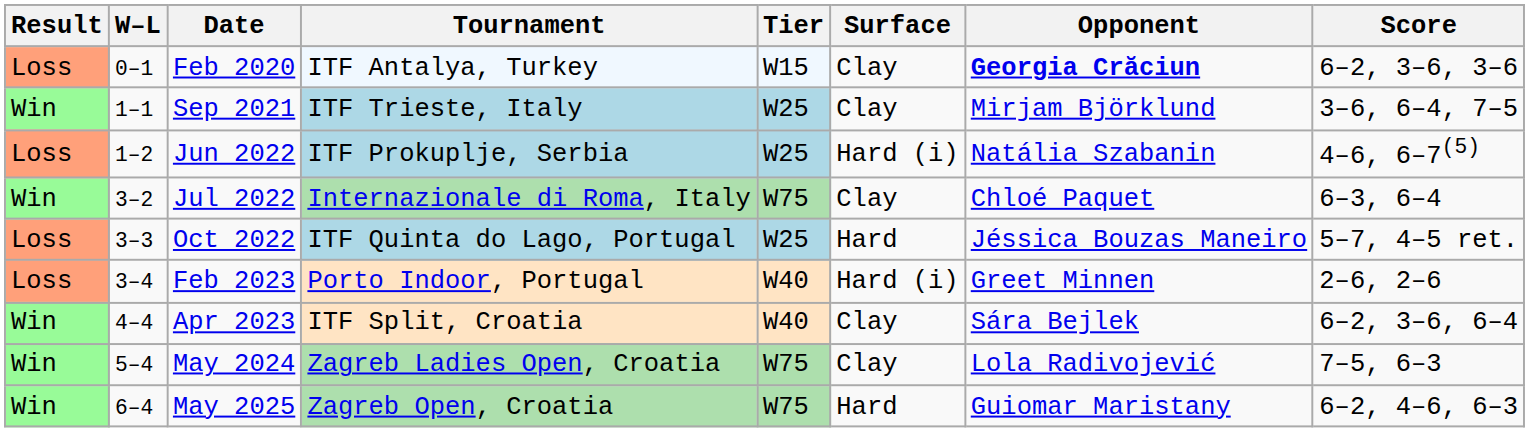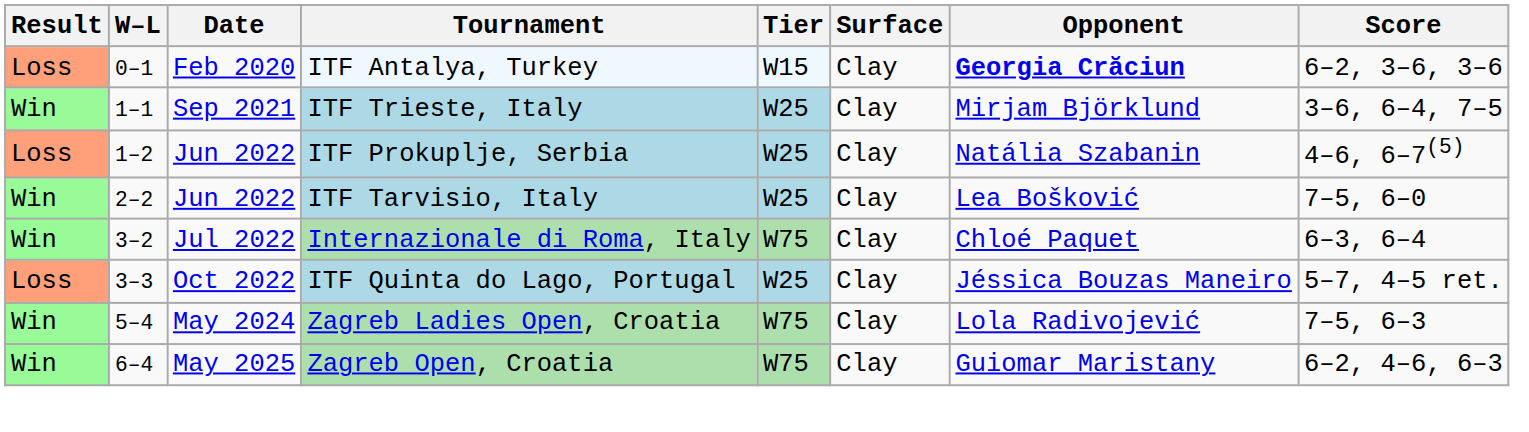(897, 154) Hard (i) -> (867, 154) Clay
+ row: (453, 198)
(867, 240) Hard -> (867, 281) Clay
- row: (476, 281)
- row: (445, 323)
(867, 406) Hard -> (867, 364) Clay
